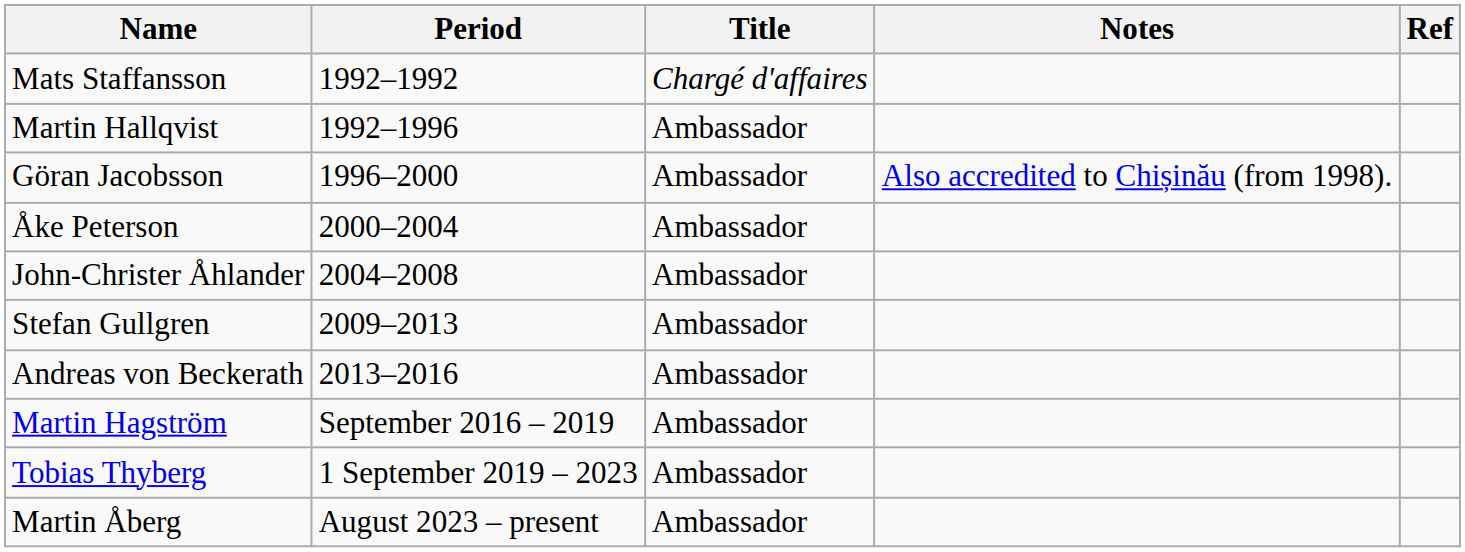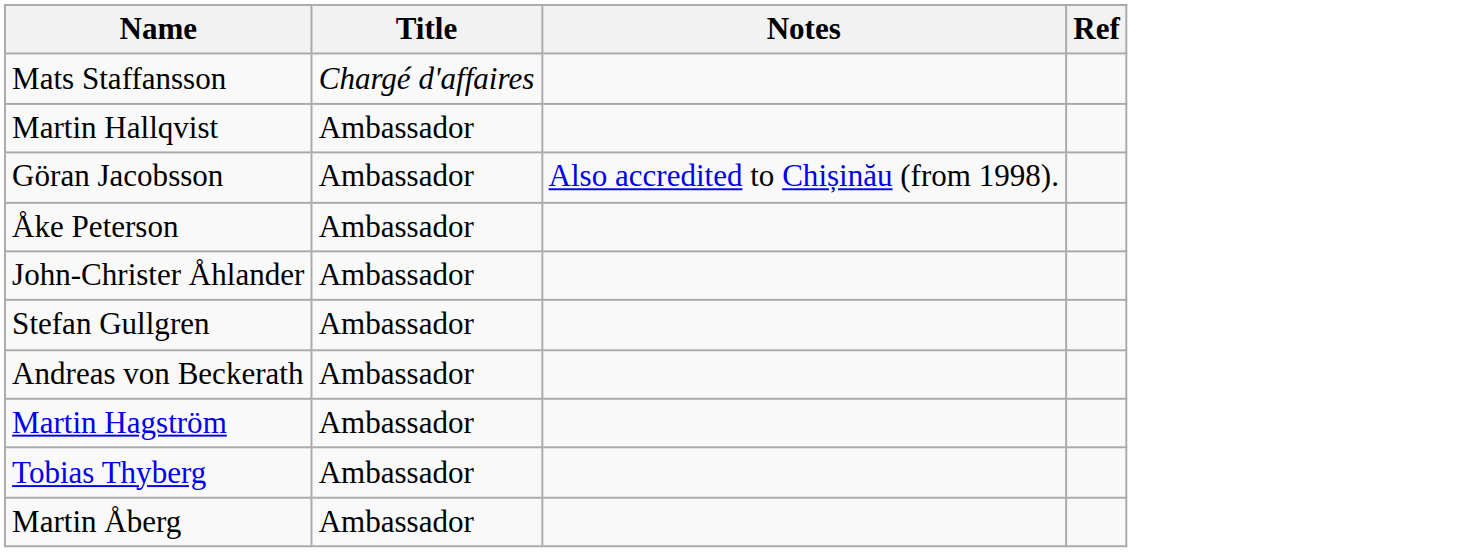- column: (478, 29)
